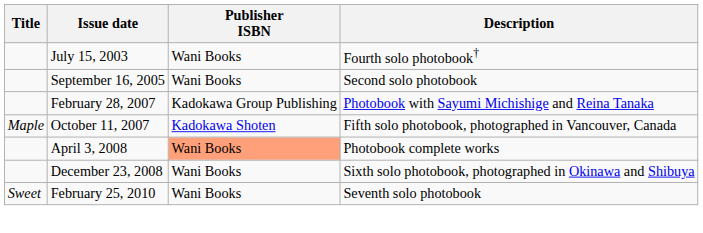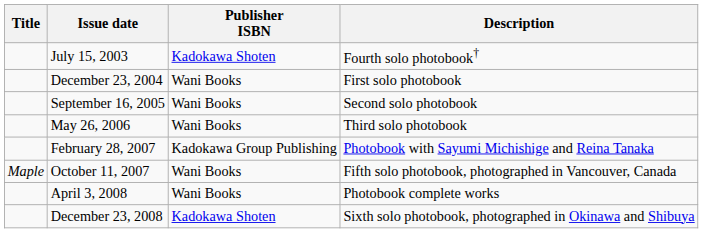(206, 56) Wani Books -> (224, 56) Kadokawa Shoten
+ row: (107, 80)
+ row: (90, 125)
(224, 125) Kadokawa Shoten -> (206, 171) Wani Books
(206, 148) lightsalmon background -> (206, 193) no background
(206, 171) Wani Books -> (224, 216) Kadokawa Shoten
- row: (103, 193)
